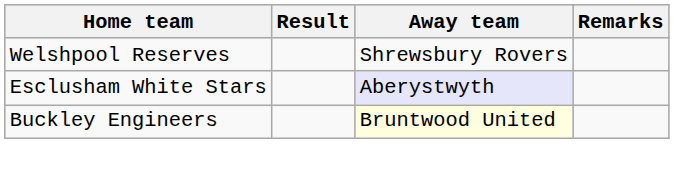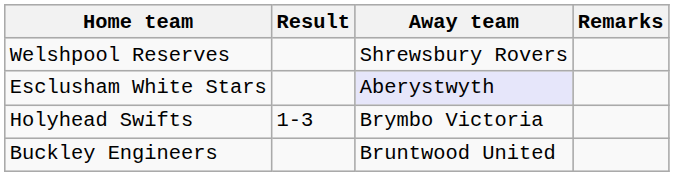+ row: (102, 121)
(458, 121) lightyellow background -> (458, 154) no background
